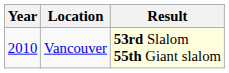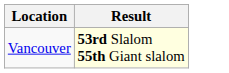- column: (23, 16)
